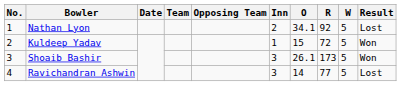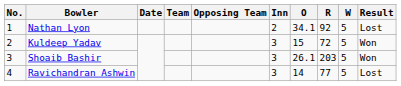(274, 42) 1 -> (274, 42) 3
(328, 58) 173 -> (328, 58) 203
